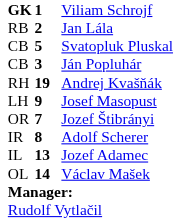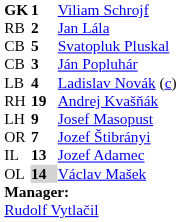+ row: (117, 82)
- row: (105, 137)
(42, 173) no background -> (39, 173) lightgrey background
